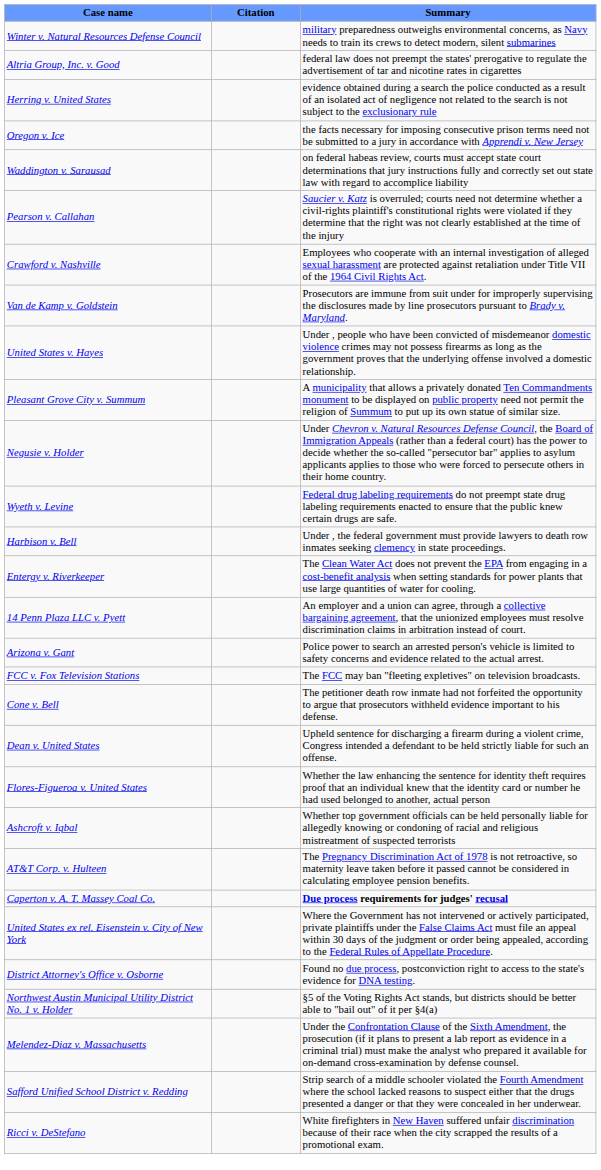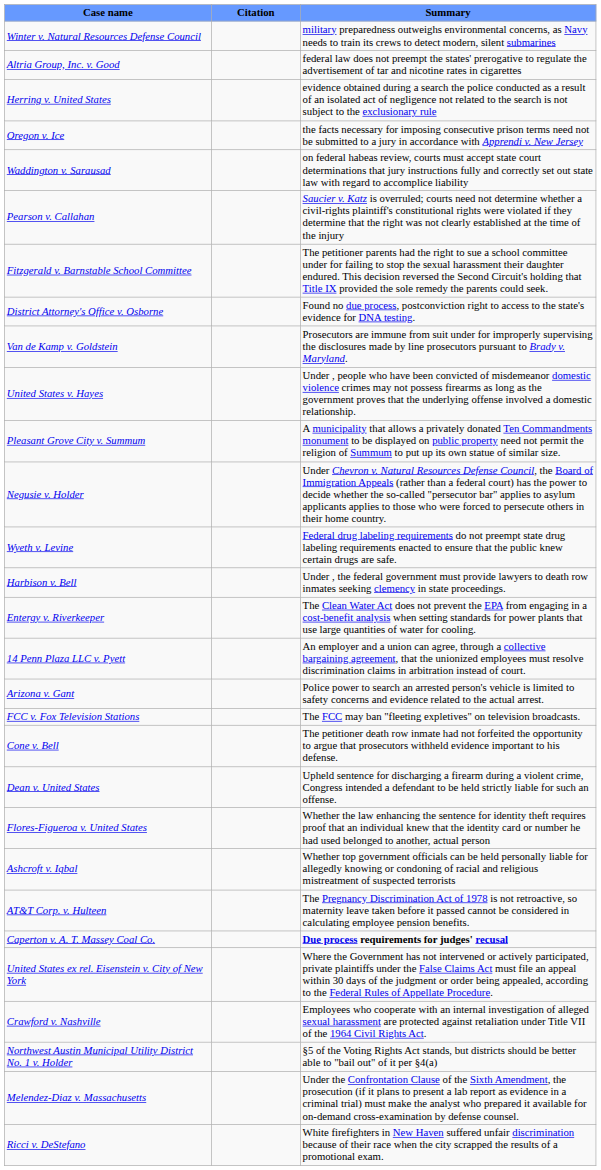+ row: (99, 270)
rows swapped: (54, 264) <-> (85, 974)
- row: (97, 1092)
